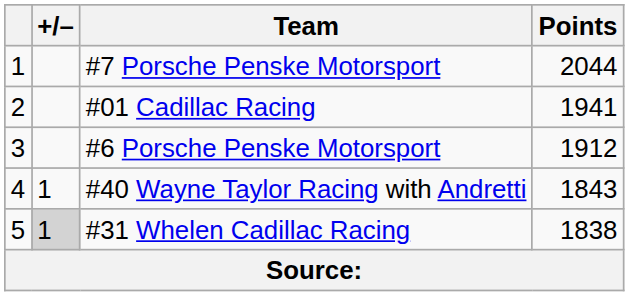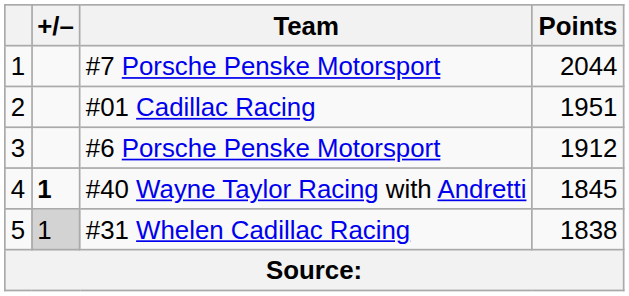(589, 107) 1941 -> (589, 107) 1951
(44, 189) normal -> (44, 189) bold
(589, 189) 1843 -> (589, 189) 1845
